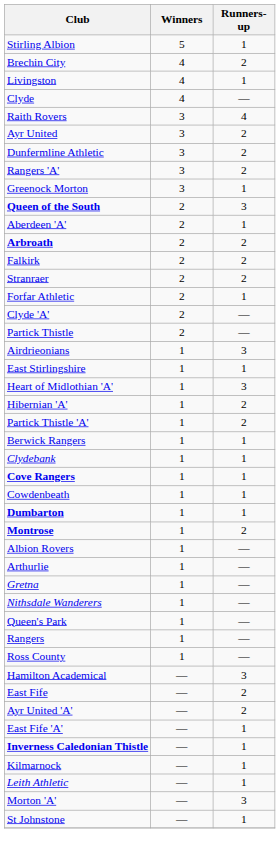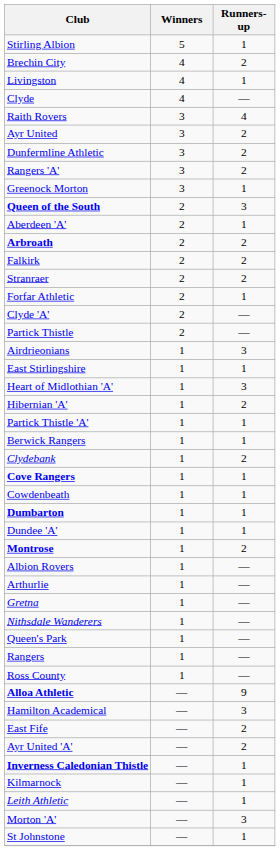(244, 422) 2 -> (244, 422) 1
(244, 458) 1 -> (244, 458) 2
+ row: (32, 530)
+ row: (40, 692)
- row: (35, 728)
